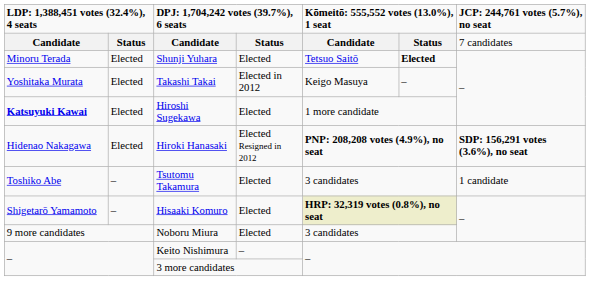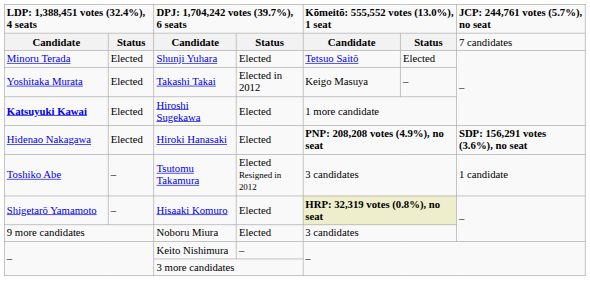(418, 59) bold -> (419, 59) normal
(260, 146) Elected Resigned in 2012 -> (255, 140) Elected
(255, 181) Elected -> (260, 175) Elected Resigned in 2012
